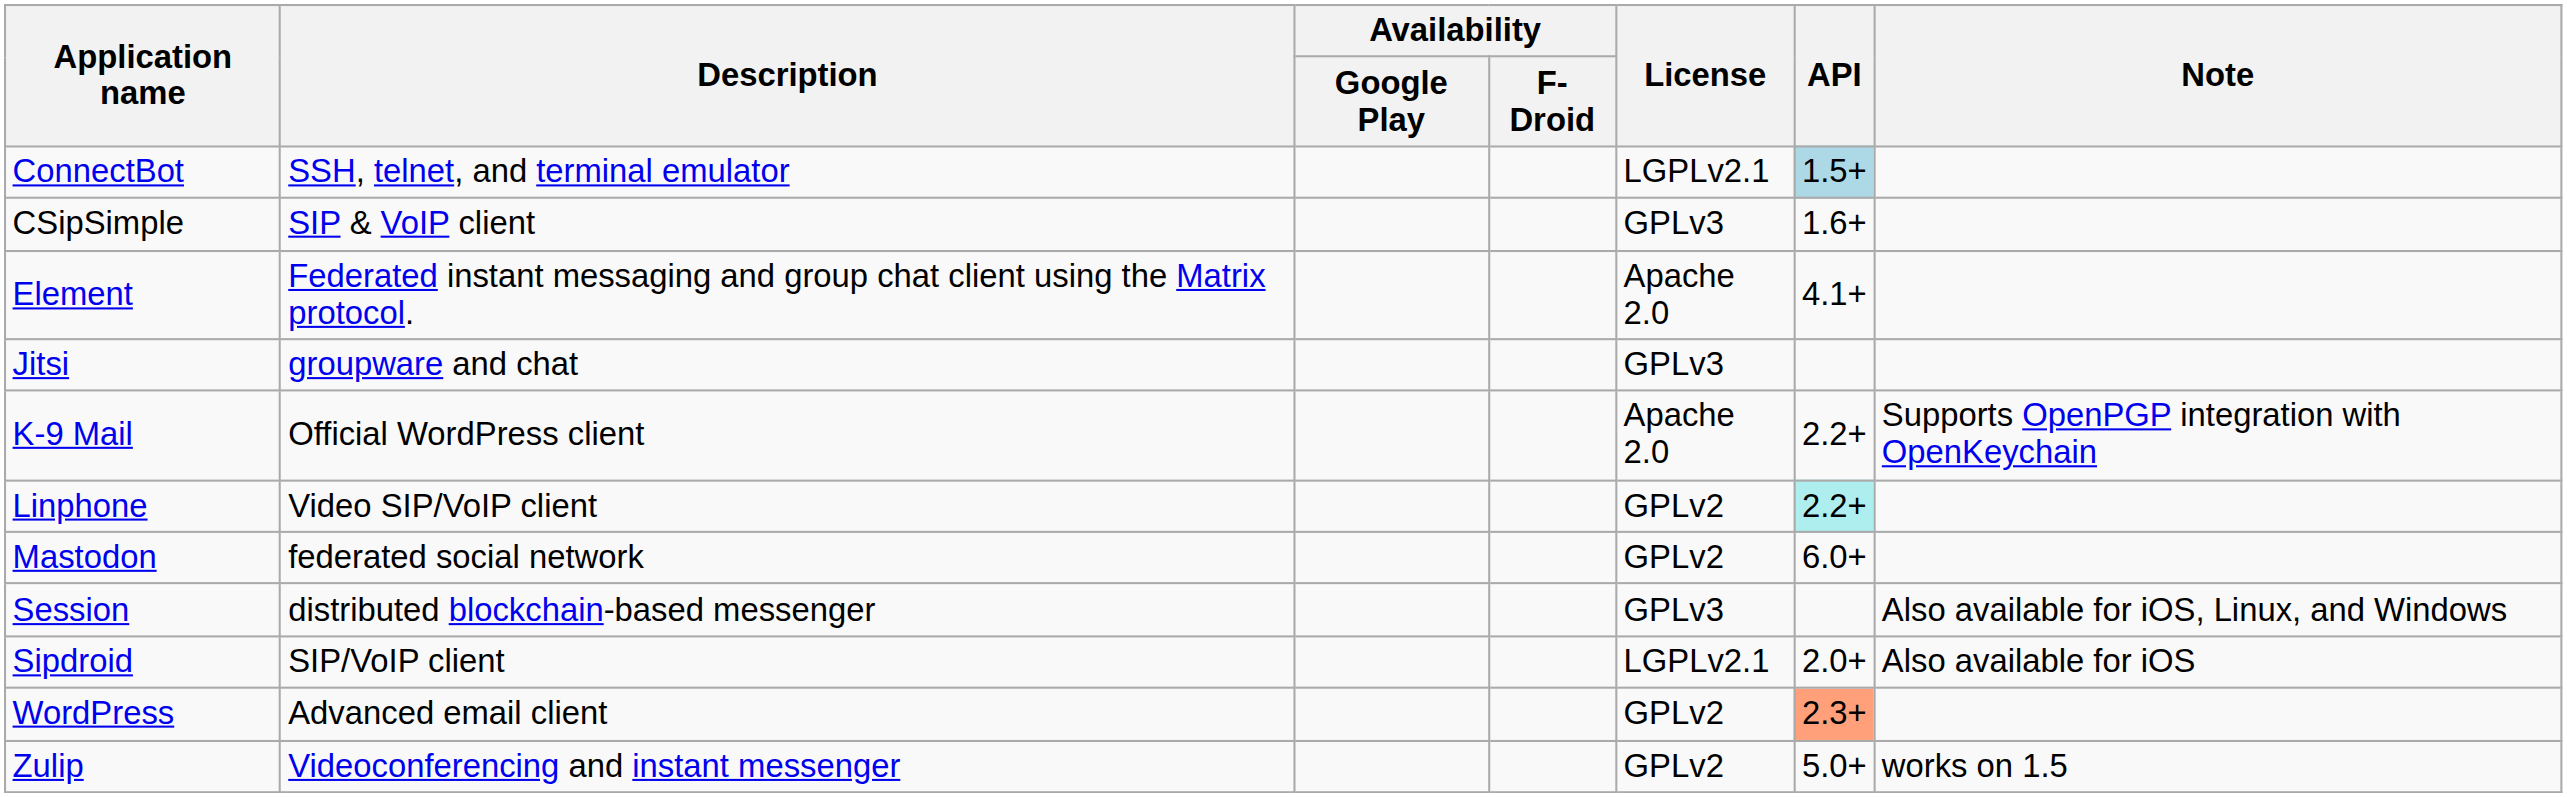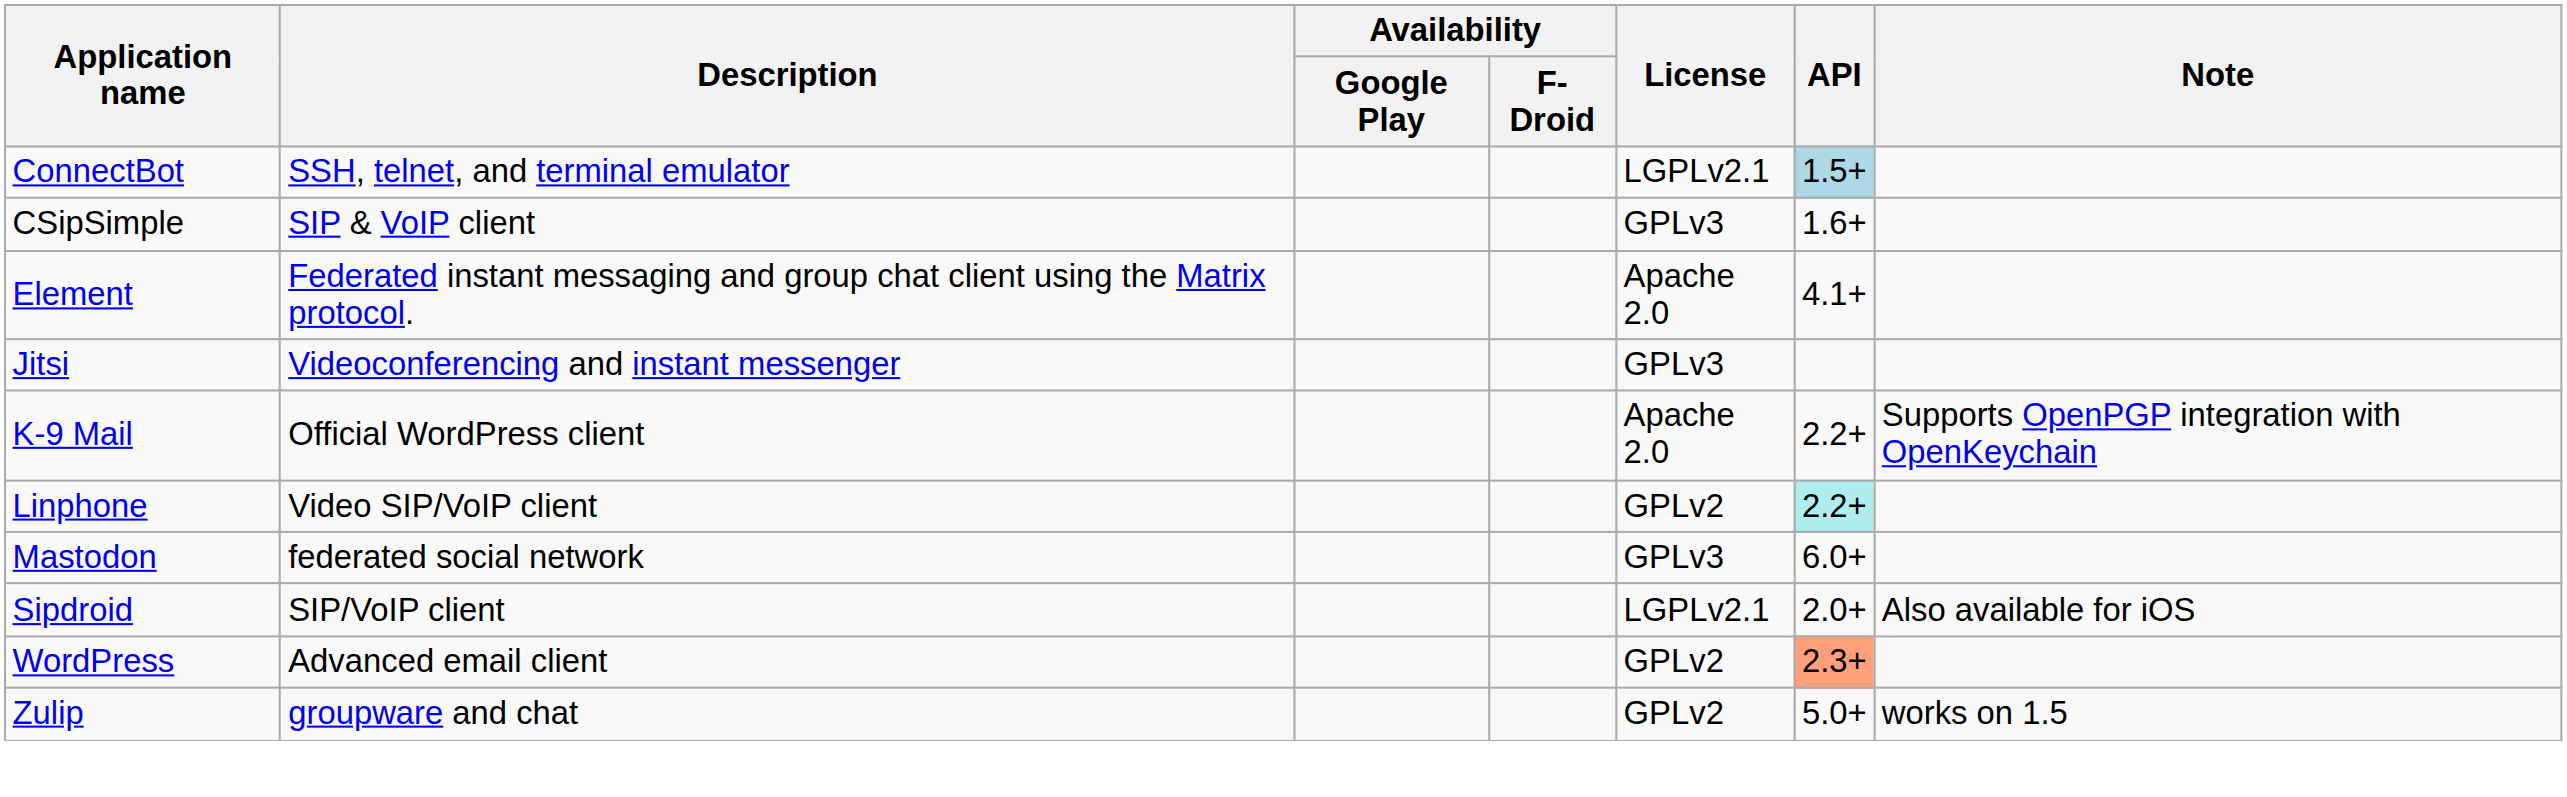(433, 364) groupware and chat -> (594, 364) Videoconferencing and instant messenger
(1674, 557) GPLv2 -> (1674, 557) GPLv3
- row: (71, 609)
(594, 765) Videoconferencing and instant messenger -> (433, 713) groupware and chat
